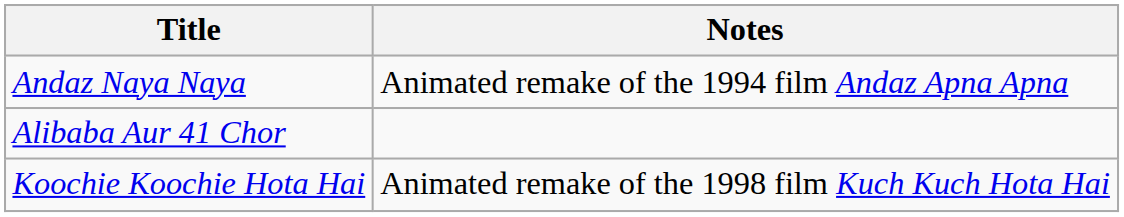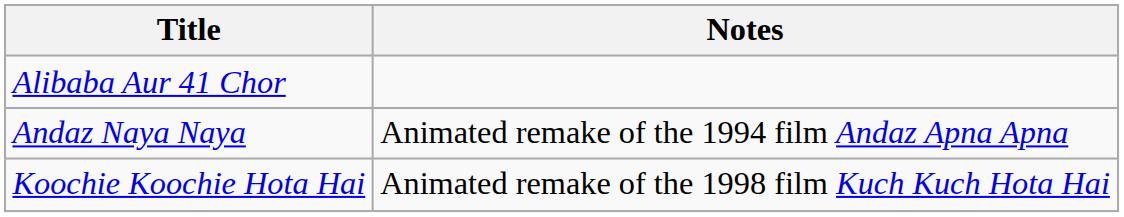rows swapped: (149, 132) <-> (129, 81)
